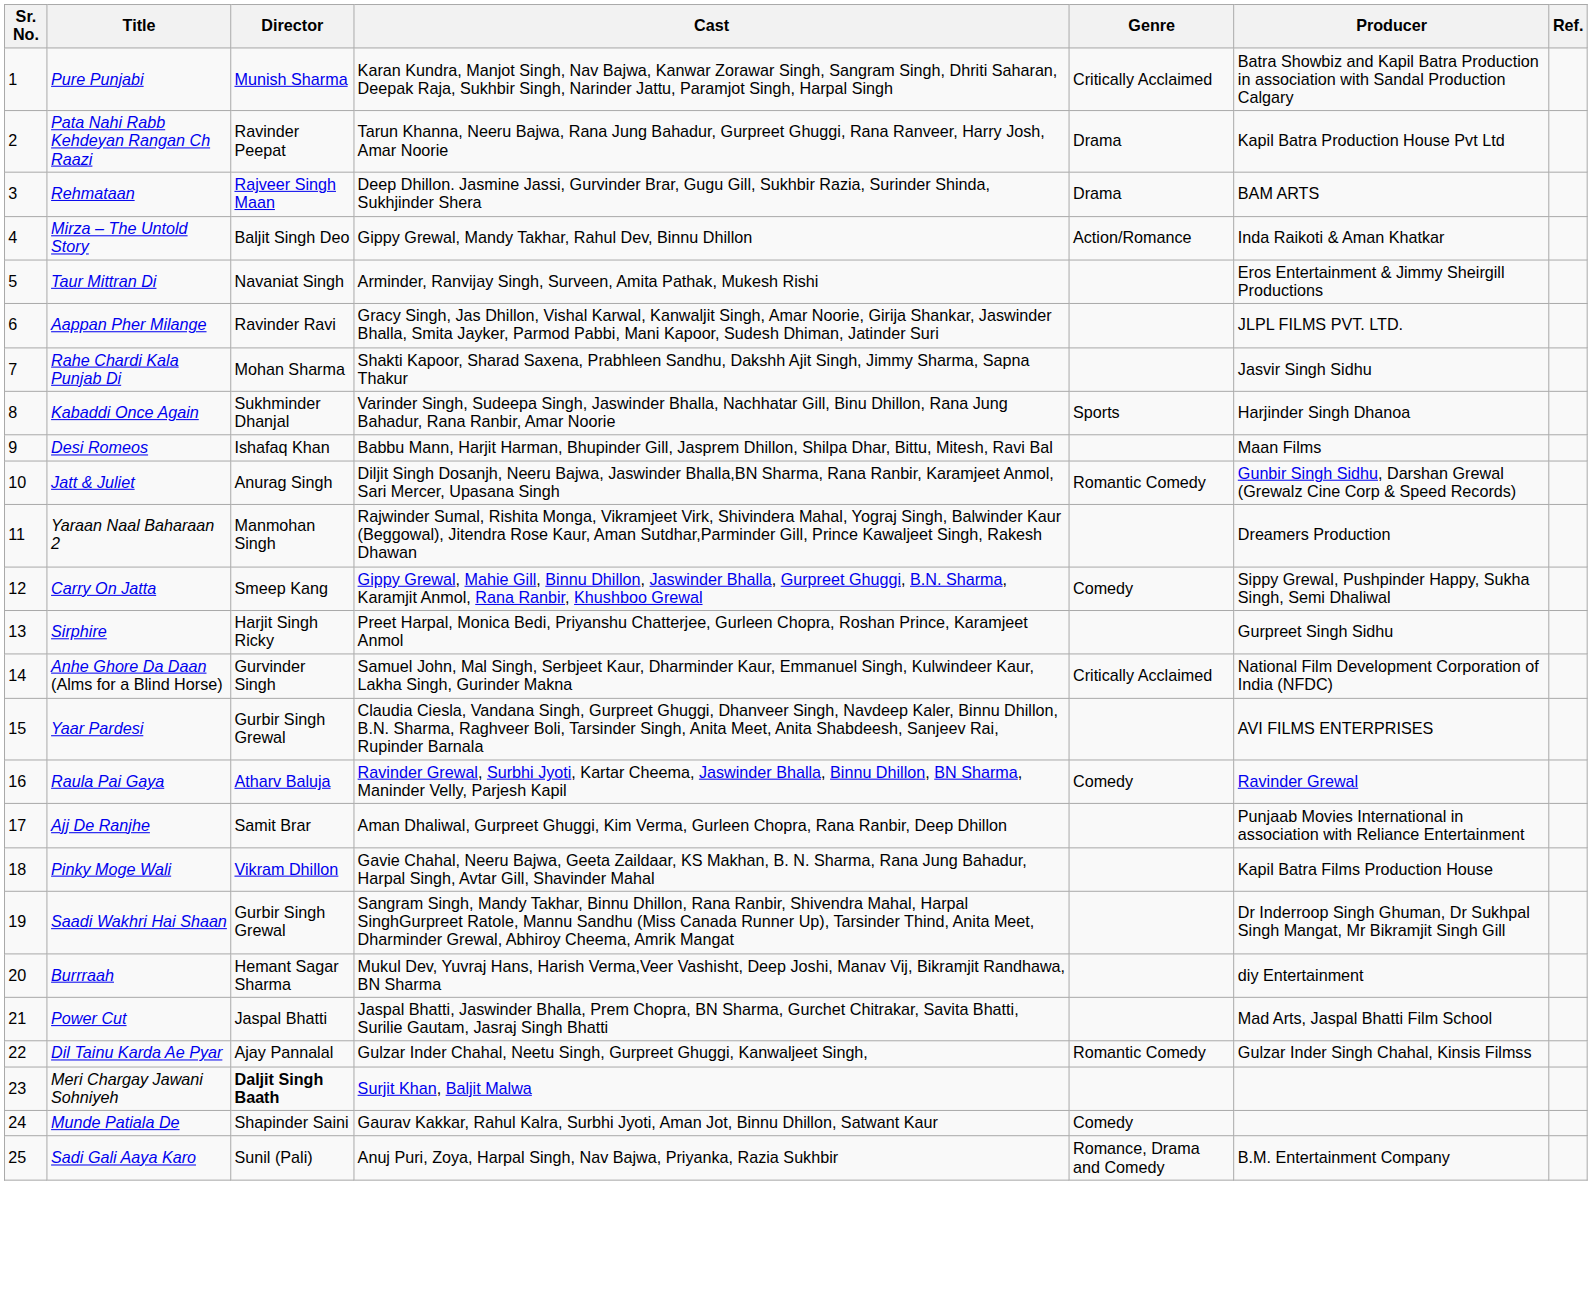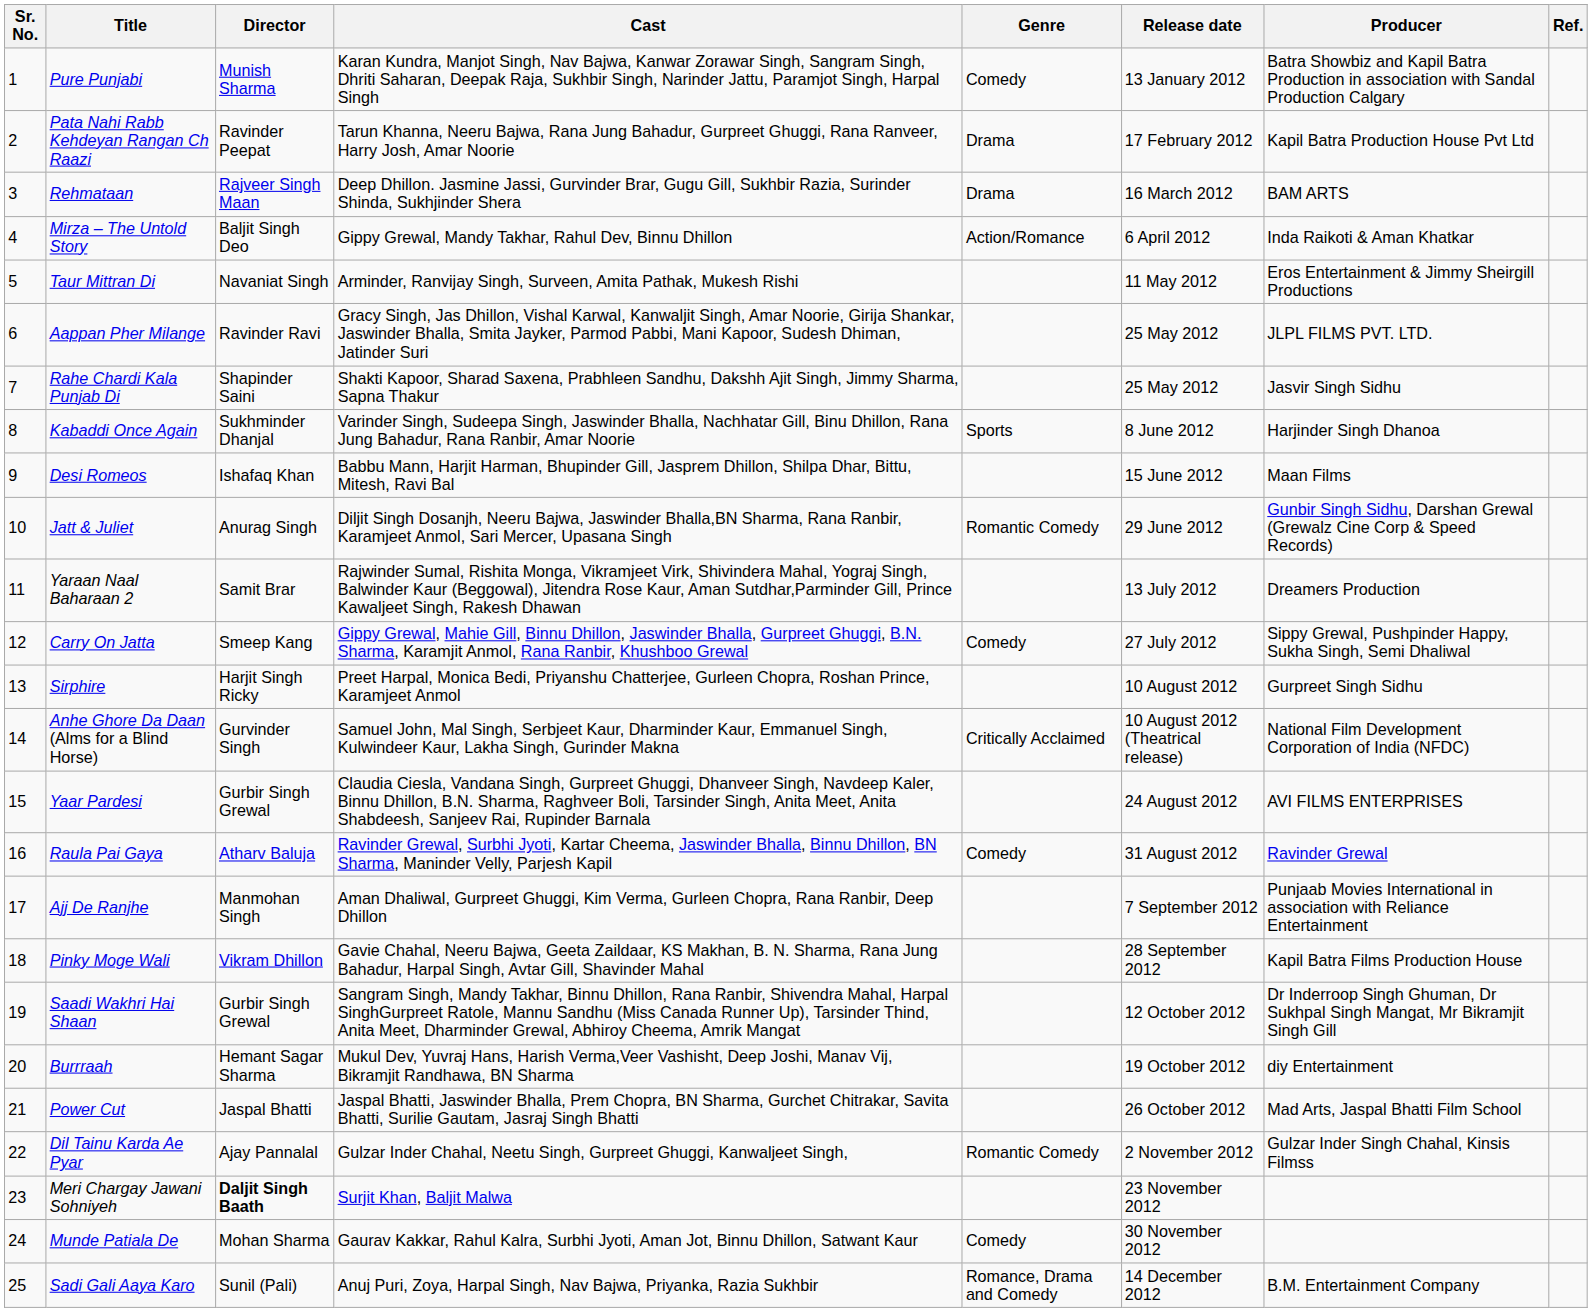+ column: (1192, 26)
(1143, 79) Critically Acclaimed -> (996, 79) Comedy
(290, 369) Mohan Sharma -> (256, 387) Shapinder Saini
(275, 535) Manmohan Singh -> (257, 590) Samit Brar
(273, 825) Samit Brar -> (259, 907) Manmohan Singh
(292, 1123) Shapinder Saini -> (274, 1241) Mohan Sharma
